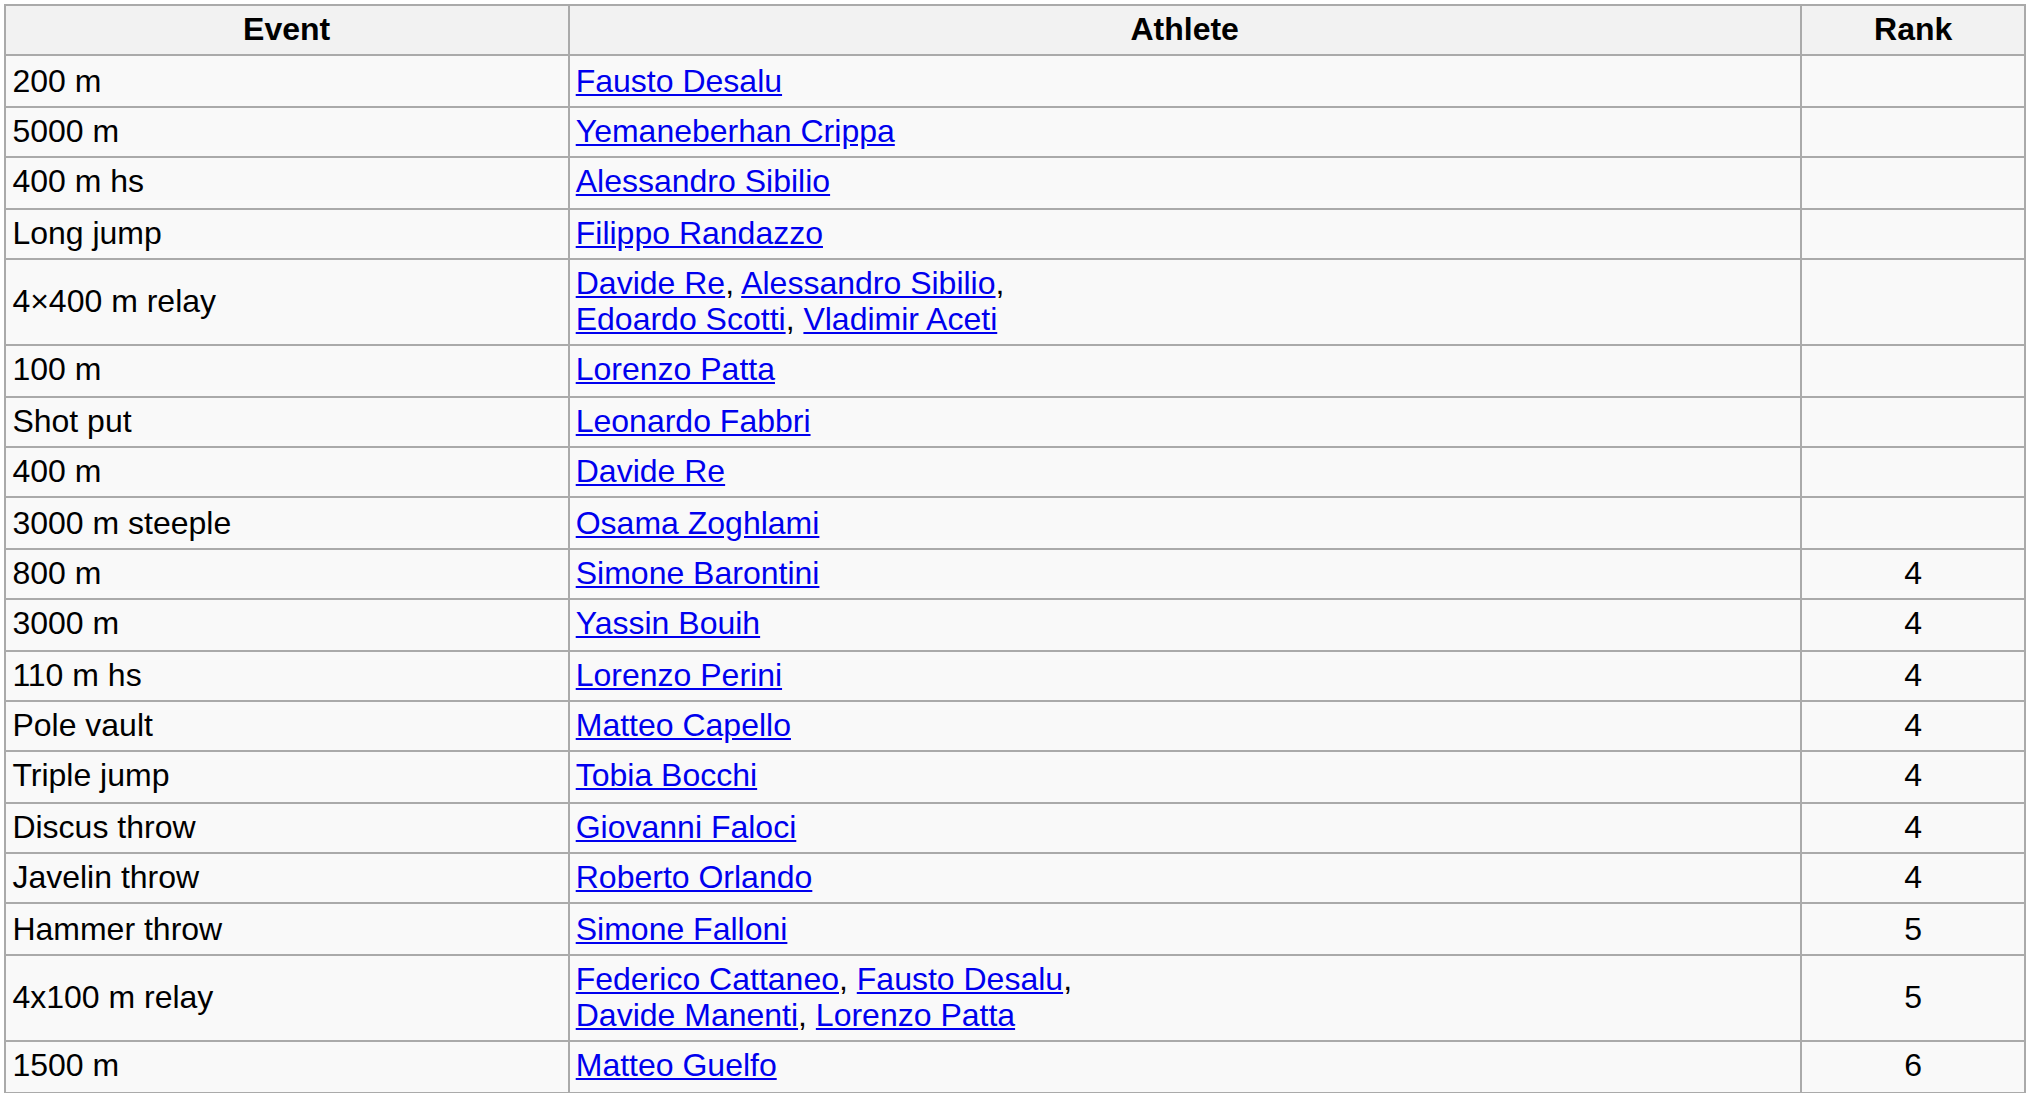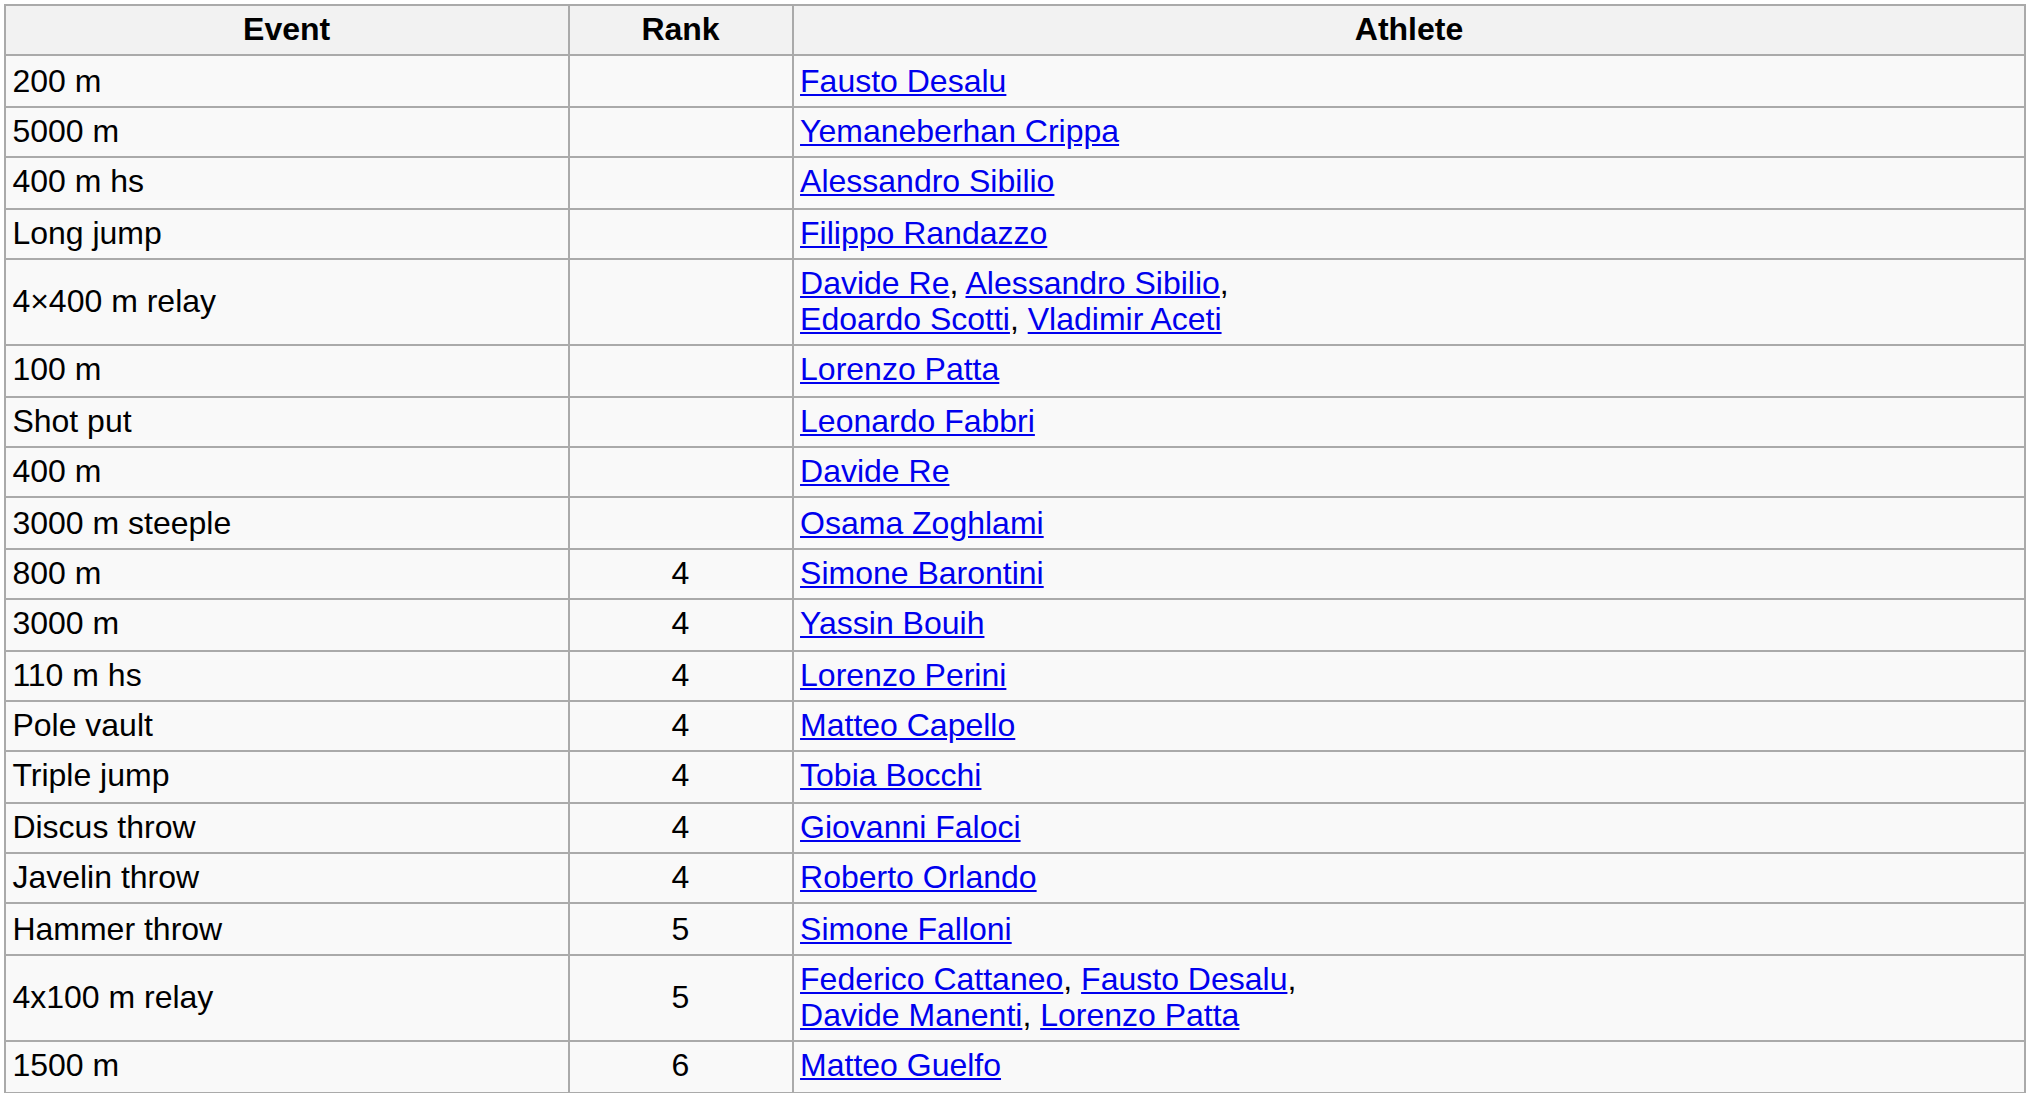columns swapped: (1185, 29) <-> (1913, 29)
